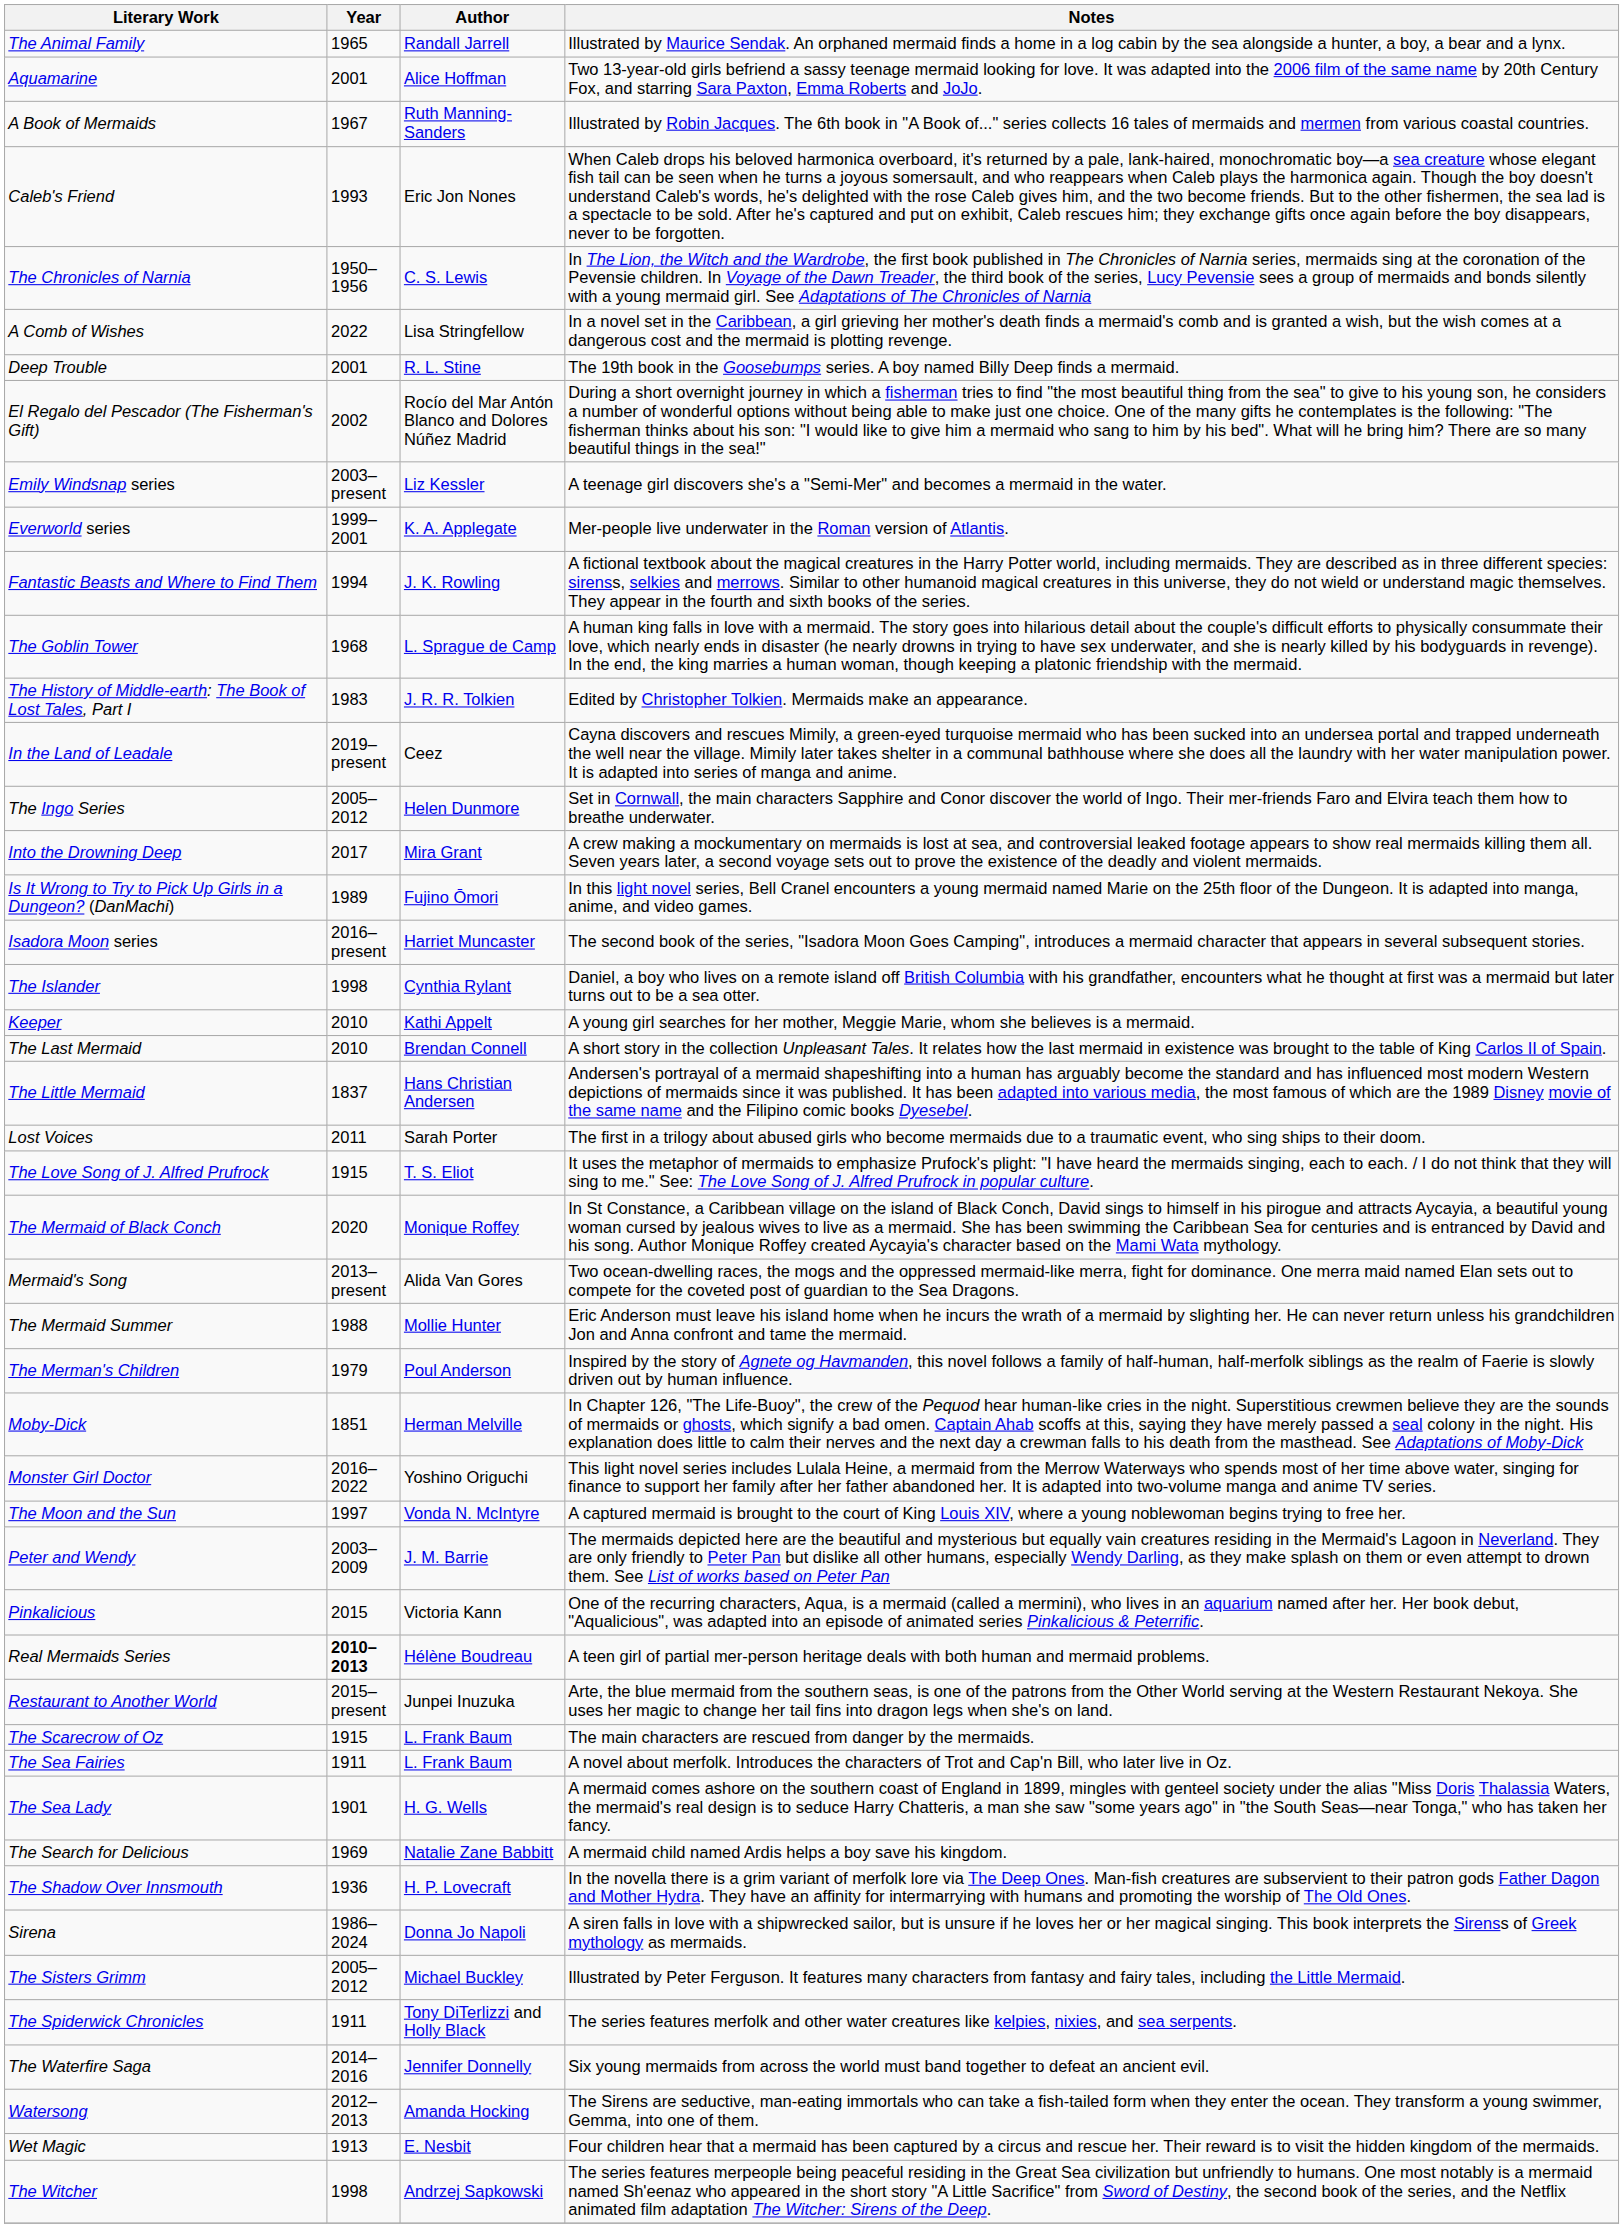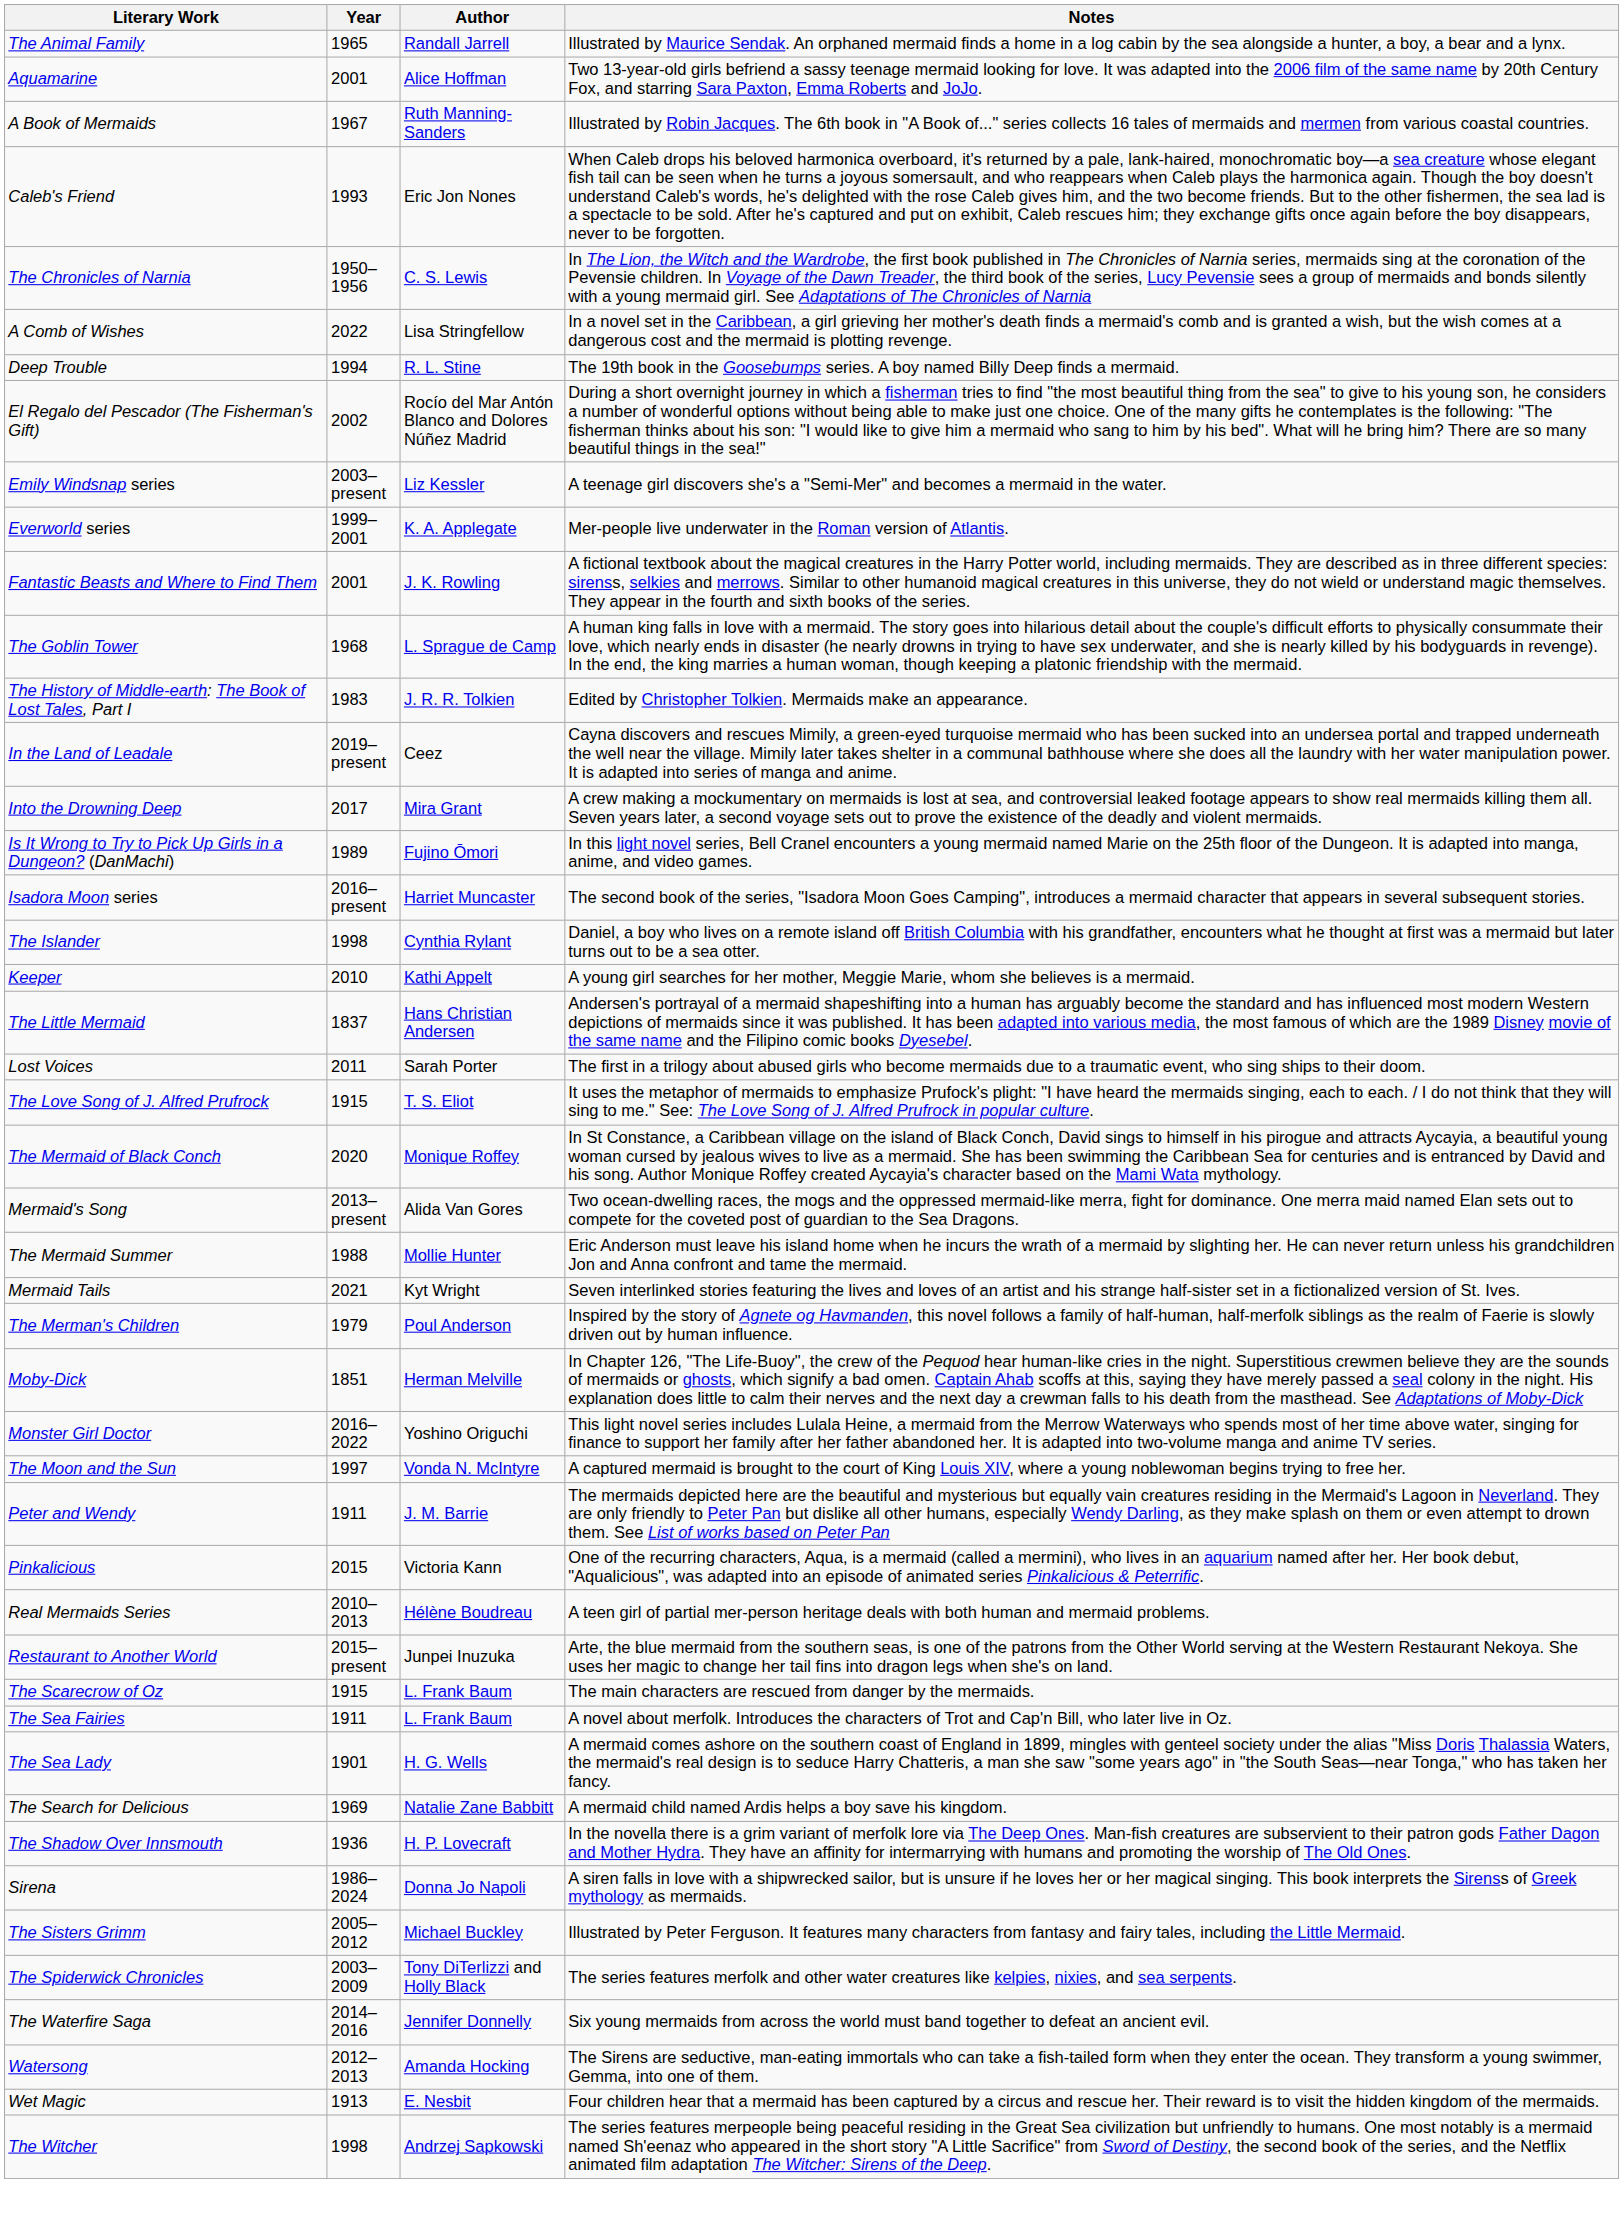(349, 367) 2001 -> (349, 367) 1994
(349, 583) 1994 -> (349, 583) 2001
- row: (66, 808)
- row: (75, 1048)
+ row: (59, 1290)
(354, 1558) 2003–2009 -> (349, 1513) 1911
(354, 1657) bold -> (354, 1612) normal
(349, 2022) 1911 -> (354, 1977) 2003–2009
